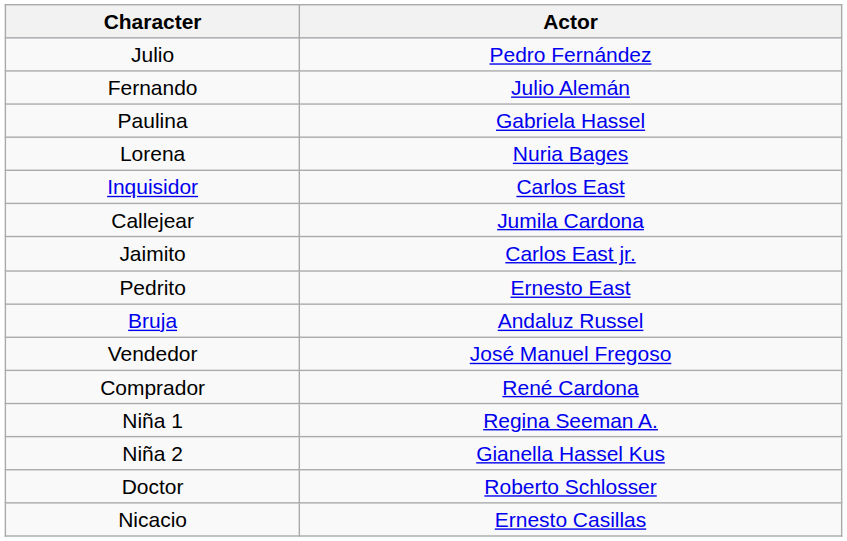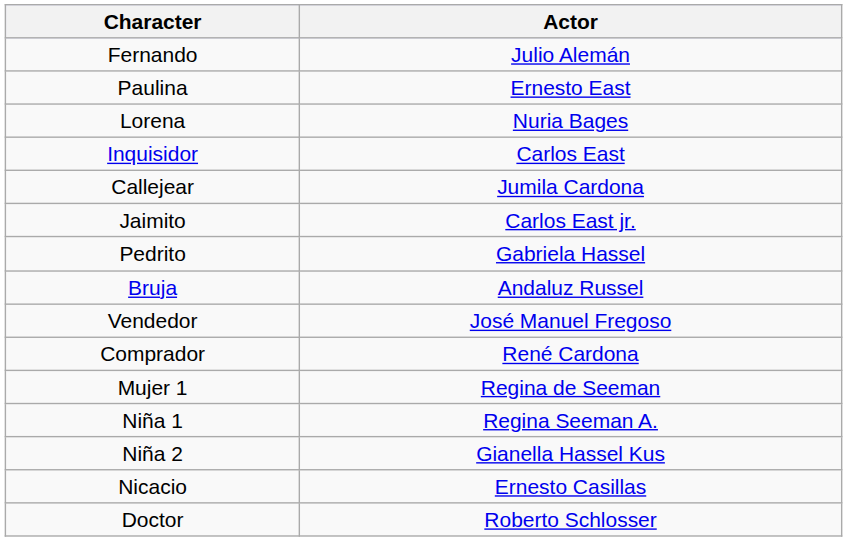- row: (153, 54)
(571, 121) Gabriela Hassel -> (571, 88) Ernesto East
(571, 287) Ernesto East -> (571, 254) Gabriela Hassel
+ row: (153, 387)
rows swapped: (153, 486) <-> (153, 519)
